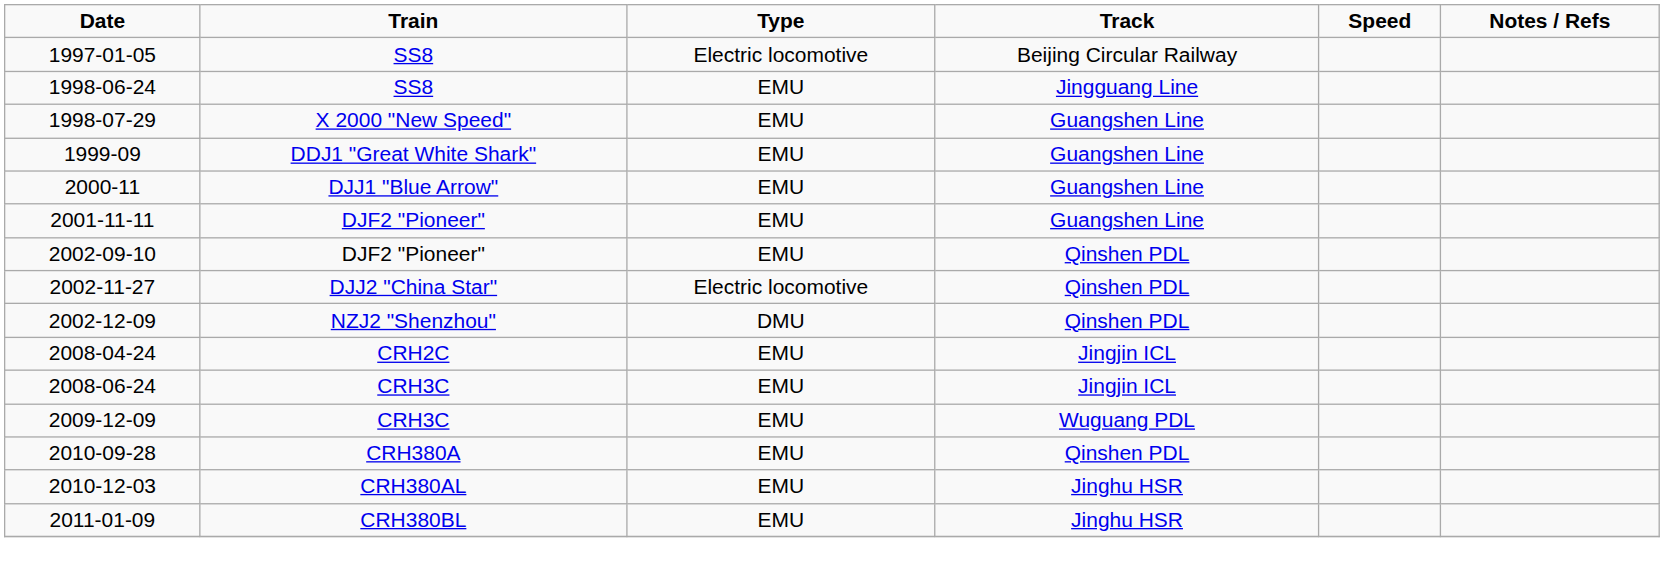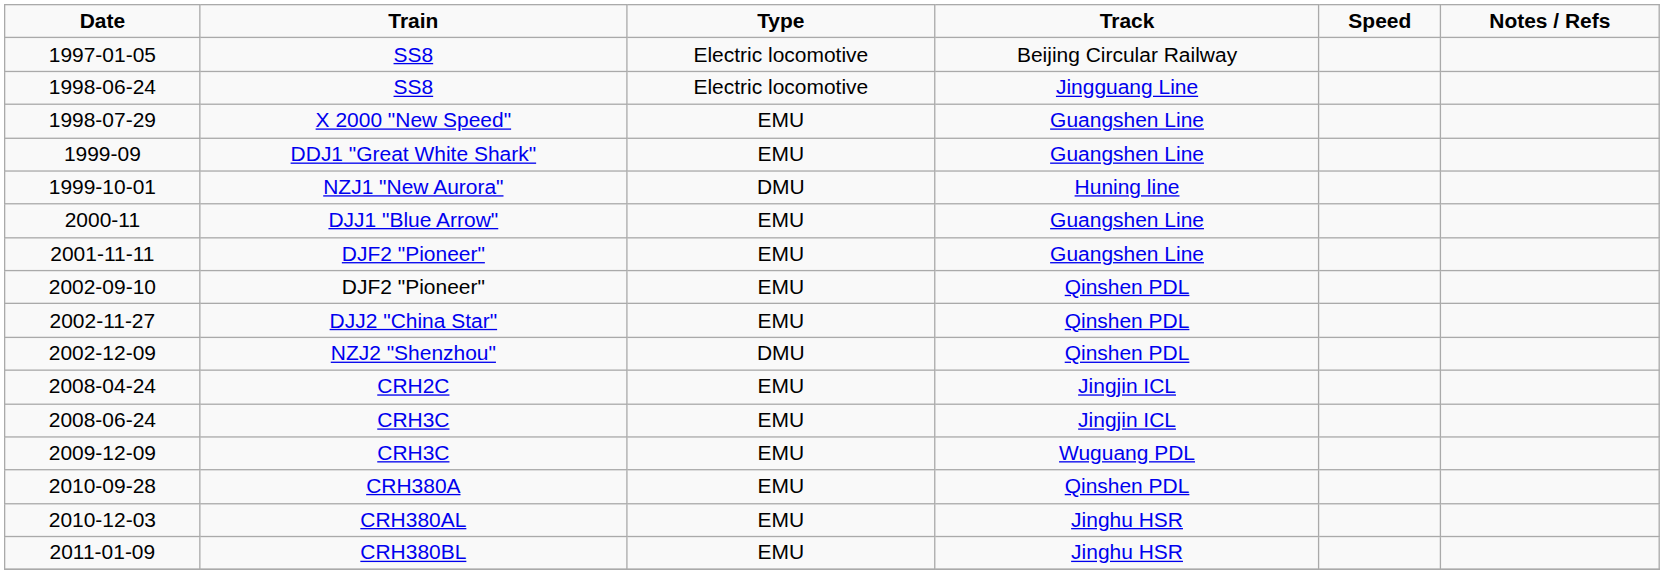(781, 87) EMU -> (781, 87) Electric locomotive
+ row: (102, 187)
(781, 287) Electric locomotive -> (781, 320) EMU
